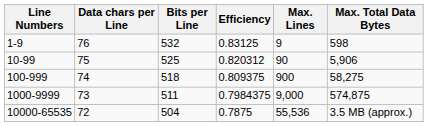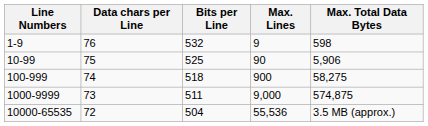- column: (245, 19)
